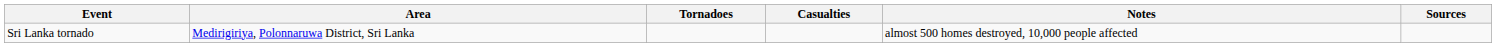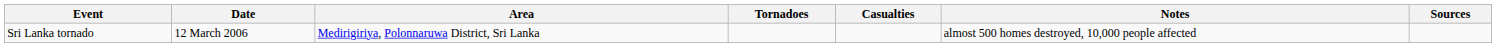+ column: (243, 14)
